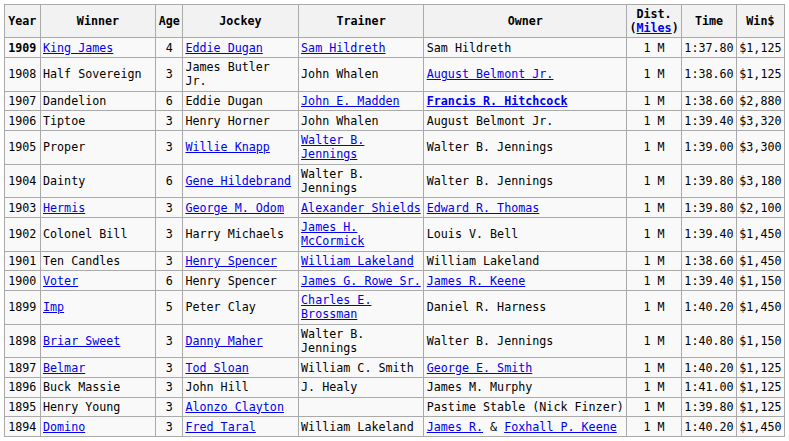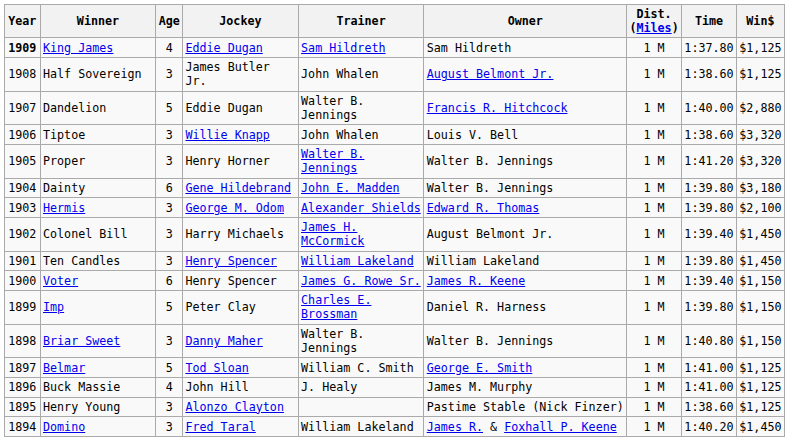(169, 101) 6 -> (169, 108) 5
(350, 101) John E. Madden -> (333, 108) Walter B. Jennings
(497, 101) bold -> (497, 108) normal
(709, 101) 1:38.60 -> (709, 108) 1:40.00
(228, 121) Henry Horner -> (228, 135) Willie Knapp
(490, 121) August Belmont Jr. -> (472, 135) Louis V. Bell
(709, 121) 1:39.40 -> (709, 135) 1:38.60
(228, 147) Willie Knapp -> (228, 161) Henry Horner
(709, 147) 1:39.00 -> (709, 161) 1:41.20
(760, 147) $3,300 -> (760, 161) $3,320
(333, 181) Walter B. Jennings -> (350, 188) John E. Madden
(472, 234) Louis V. Bell -> (490, 234) August Belmont Jr.
(709, 261) 1:38.60 -> (709, 261) 1:39.80
(709, 307) 1:40.20 -> (709, 307) 1:39.80
(760, 307) $1,450 -> (760, 307) $1,150
(169, 368) 3 -> (169, 368) 5
(709, 368) 1:40.20 -> (709, 368) 1:41.00
(169, 387) 3 -> (169, 387) 4
(709, 407) 1:39.80 -> (709, 407) 1:38.60
